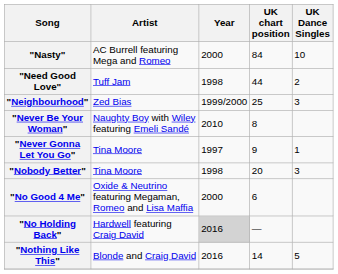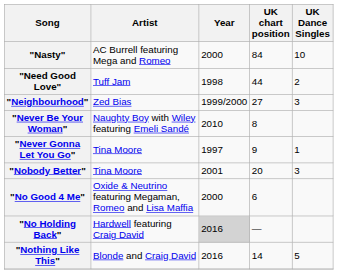(257, 102) 25 -> (257, 102) 27
(212, 170) 1998 -> (212, 170) 2001
